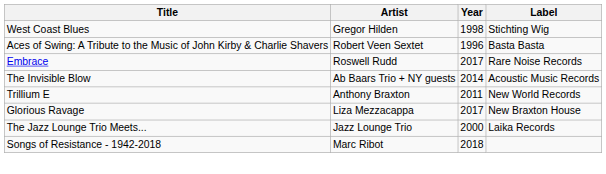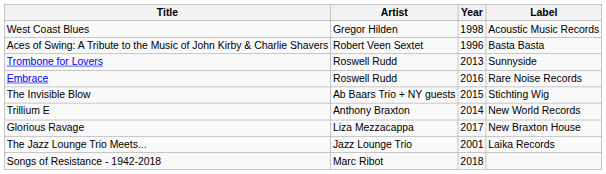(519, 29) Stichting Wig -> (544, 29) Acoustic Music Records
+ row: (55, 62)
(472, 62) 2017 -> (472, 78) 2016
(472, 78) 2014 -> (472, 95) 2015
(544, 78) Acoustic Music Records -> (519, 95) Stichting Wig
(472, 95) 2011 -> (472, 111) 2014
(472, 128) 2000 -> (472, 144) 2001
